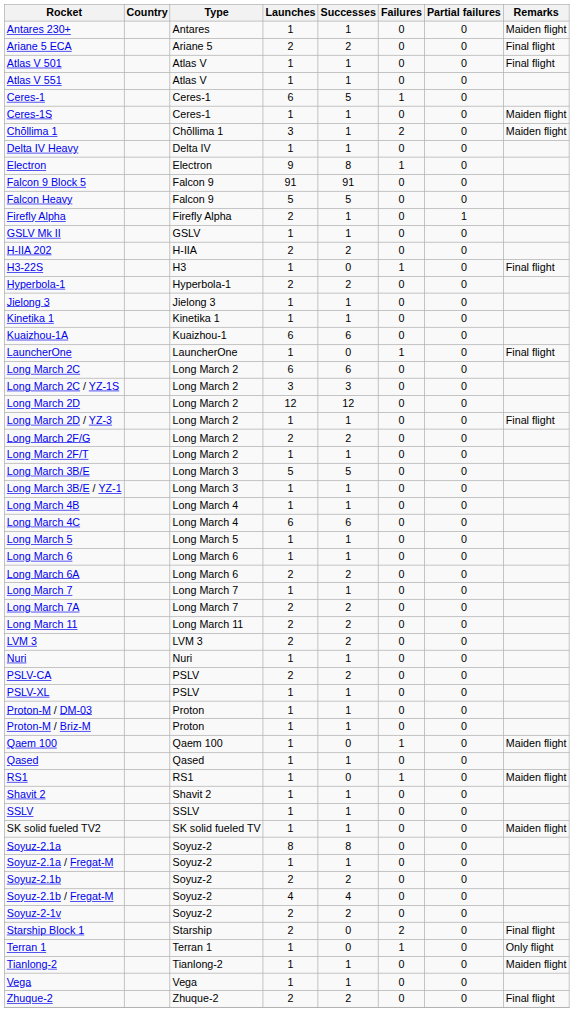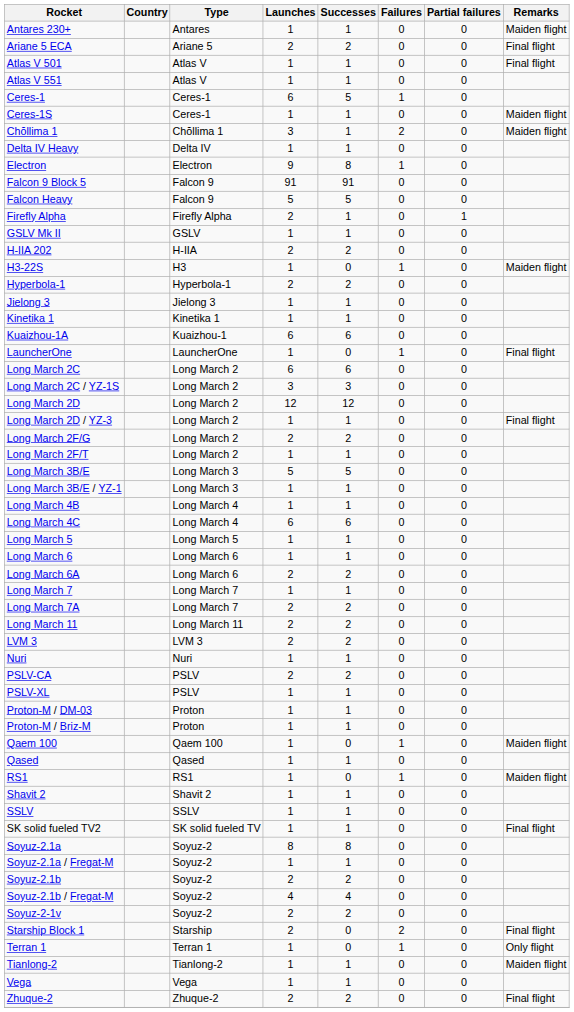(530, 268) Final flight -> (536, 268) Maiden flight
(536, 829) Maiden flight -> (530, 829) Final flight
